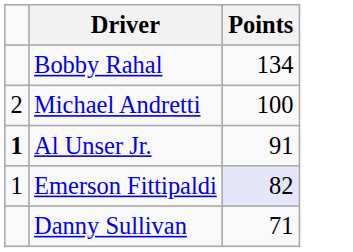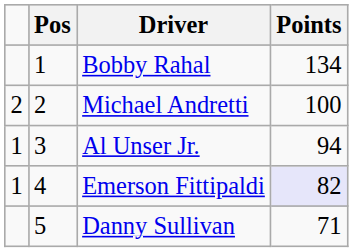+ column: (52, 24)
(17, 145) bold -> (17, 145) normal
(281, 145) 91 -> (329, 145) 94
